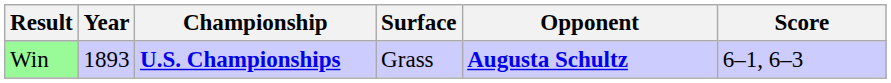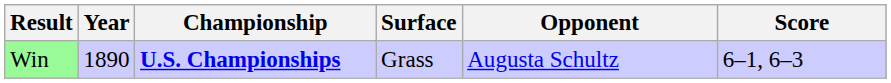(106, 59) 1893 -> (106, 59) 1890
(548, 59) bold -> (543, 59) normal
